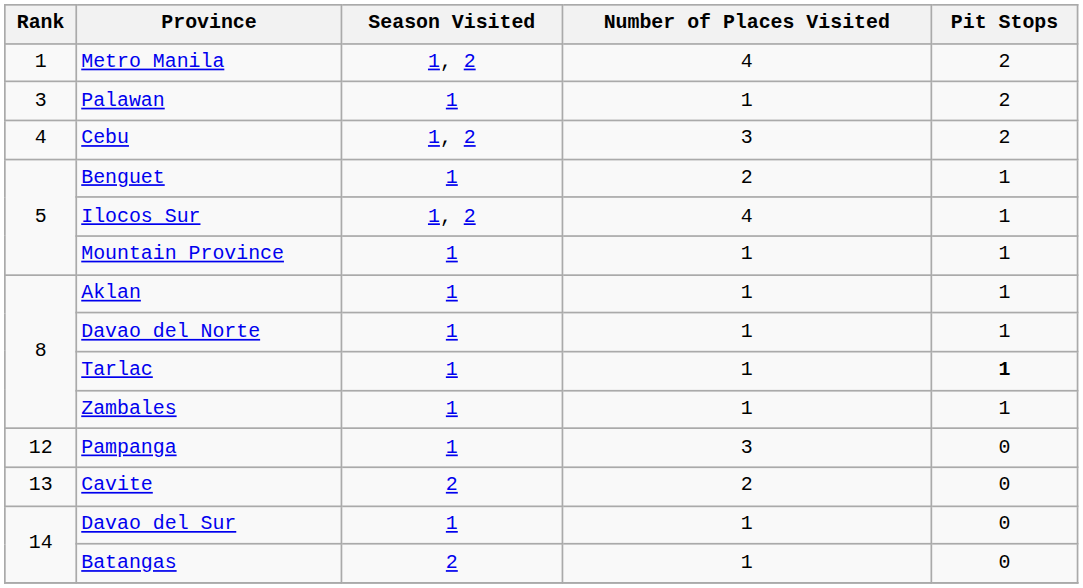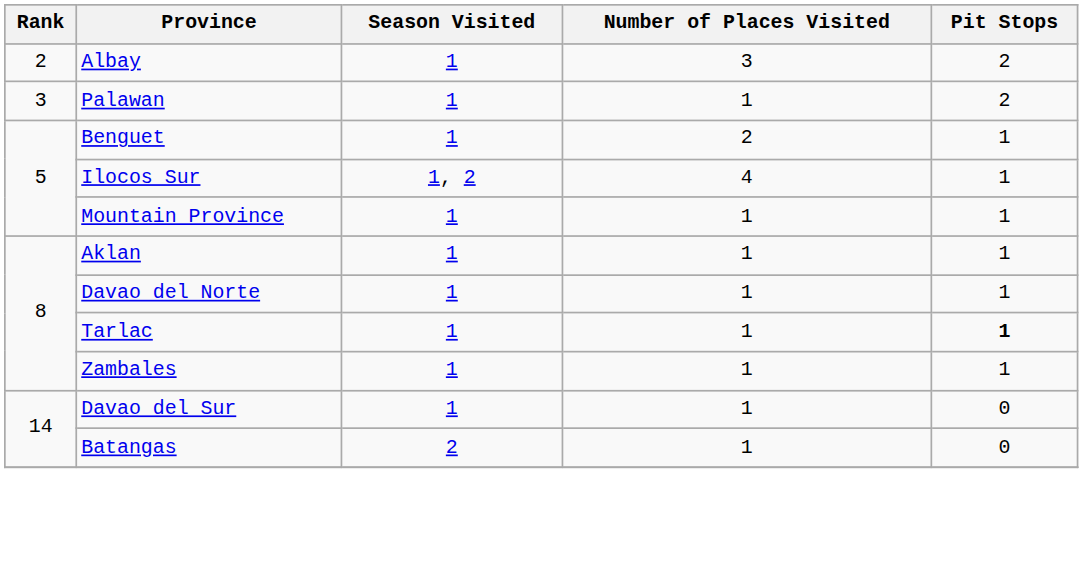- row: (153, 61)
+ row: (111, 61)
- row: (105, 138)
- row: (129, 447)
- row: (117, 485)
